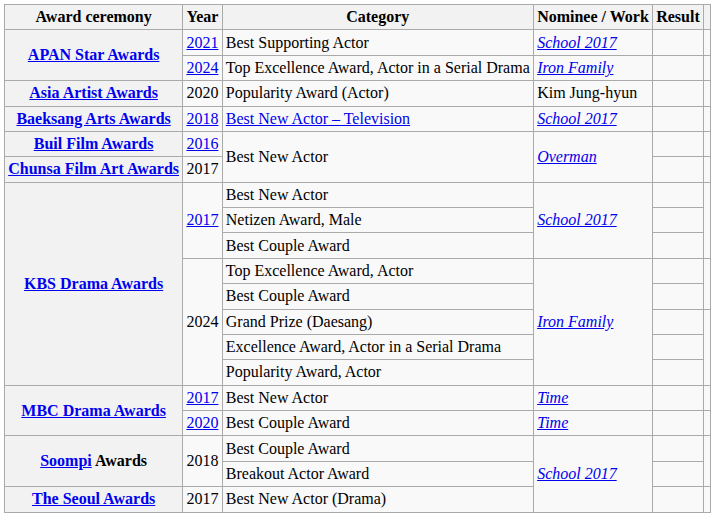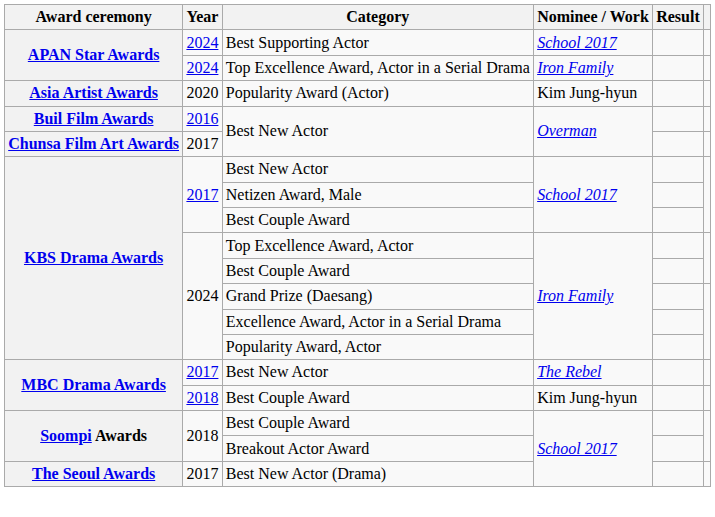(202, 42) 2021 -> (202, 42) 2024
- row: (94, 118)
(553, 397) Time -> (569, 372) The Rebel
(202, 423) 2020 -> (202, 397) 2018
(553, 423) Time -> (587, 397) Kim Jung-hyun
